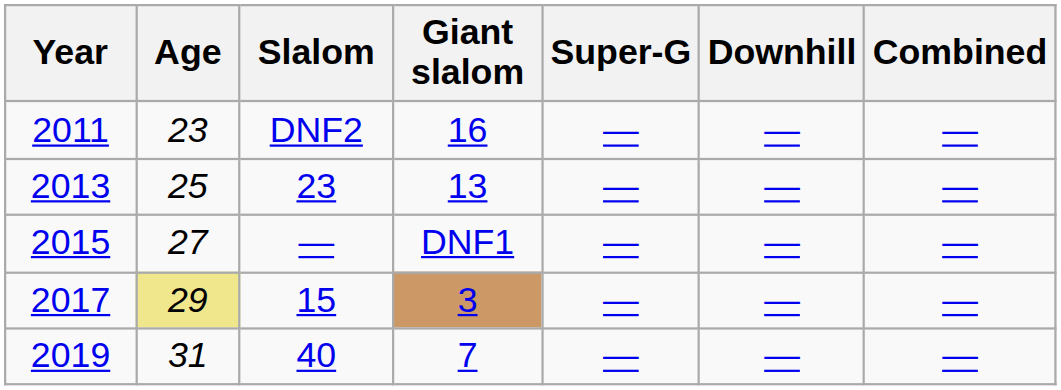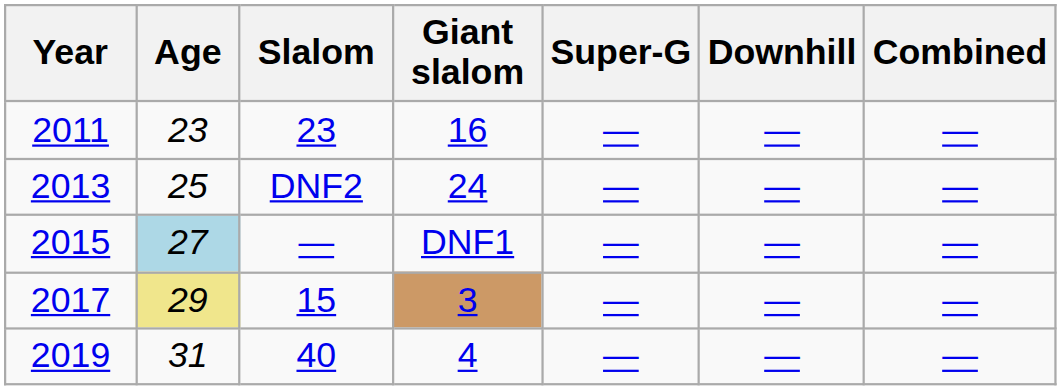(316, 129) DNF2 -> (316, 129) 23
(316, 186) 23 -> (316, 186) DNF2
(468, 186) 13 -> (468, 186) 24
(188, 242) no background -> (188, 242) lightblue background
(468, 355) 7 -> (468, 355) 4
